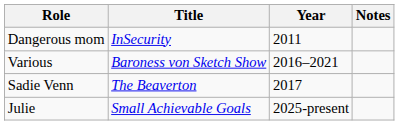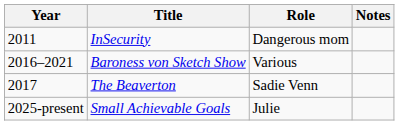columns swapped: (311, 16) <-> (56, 16)
